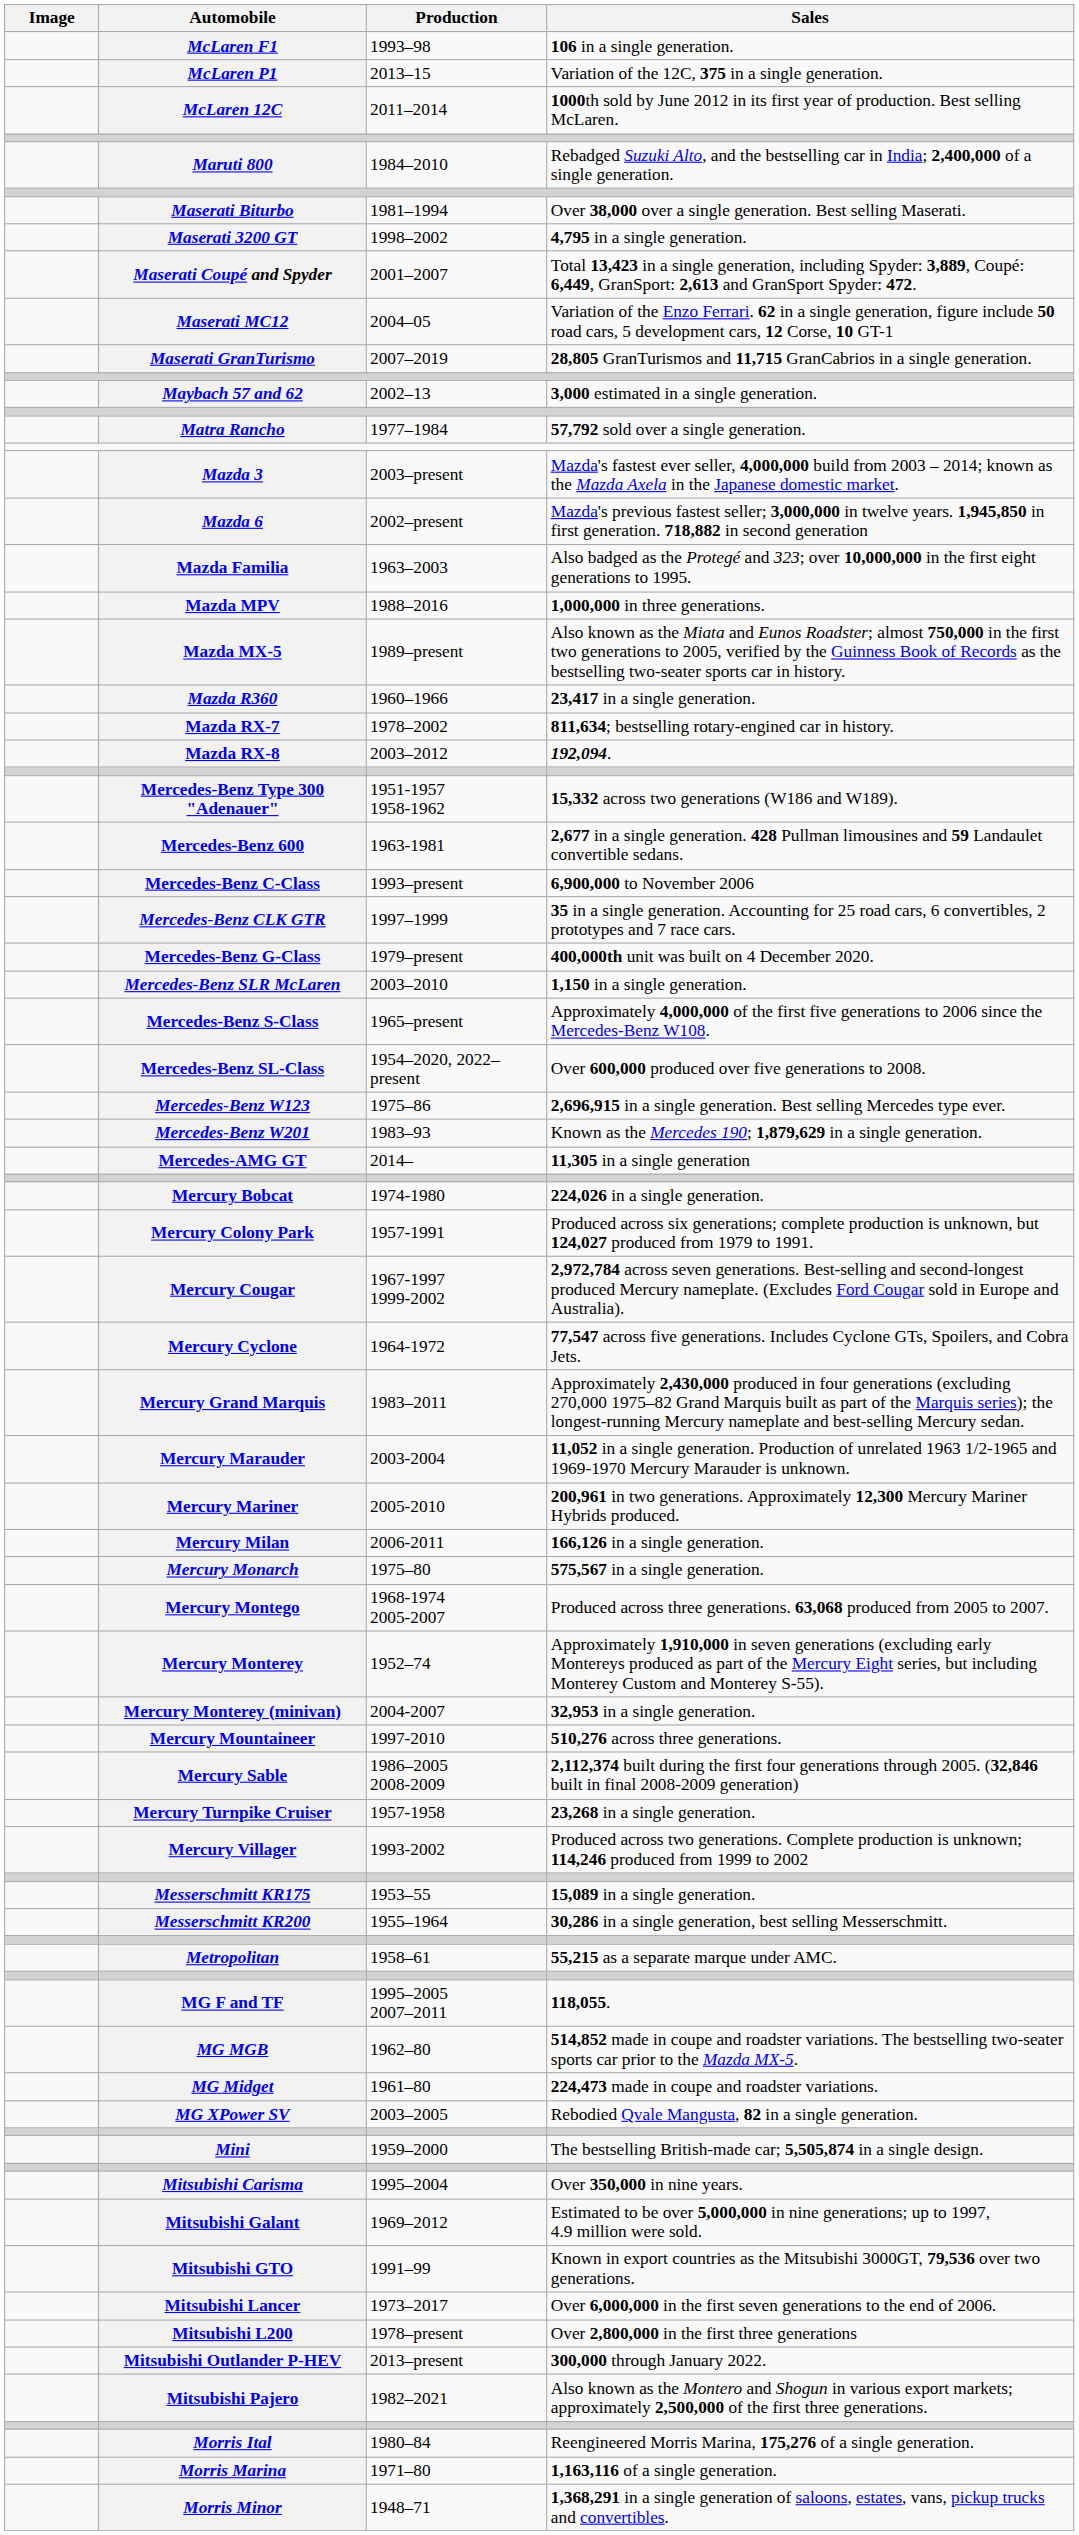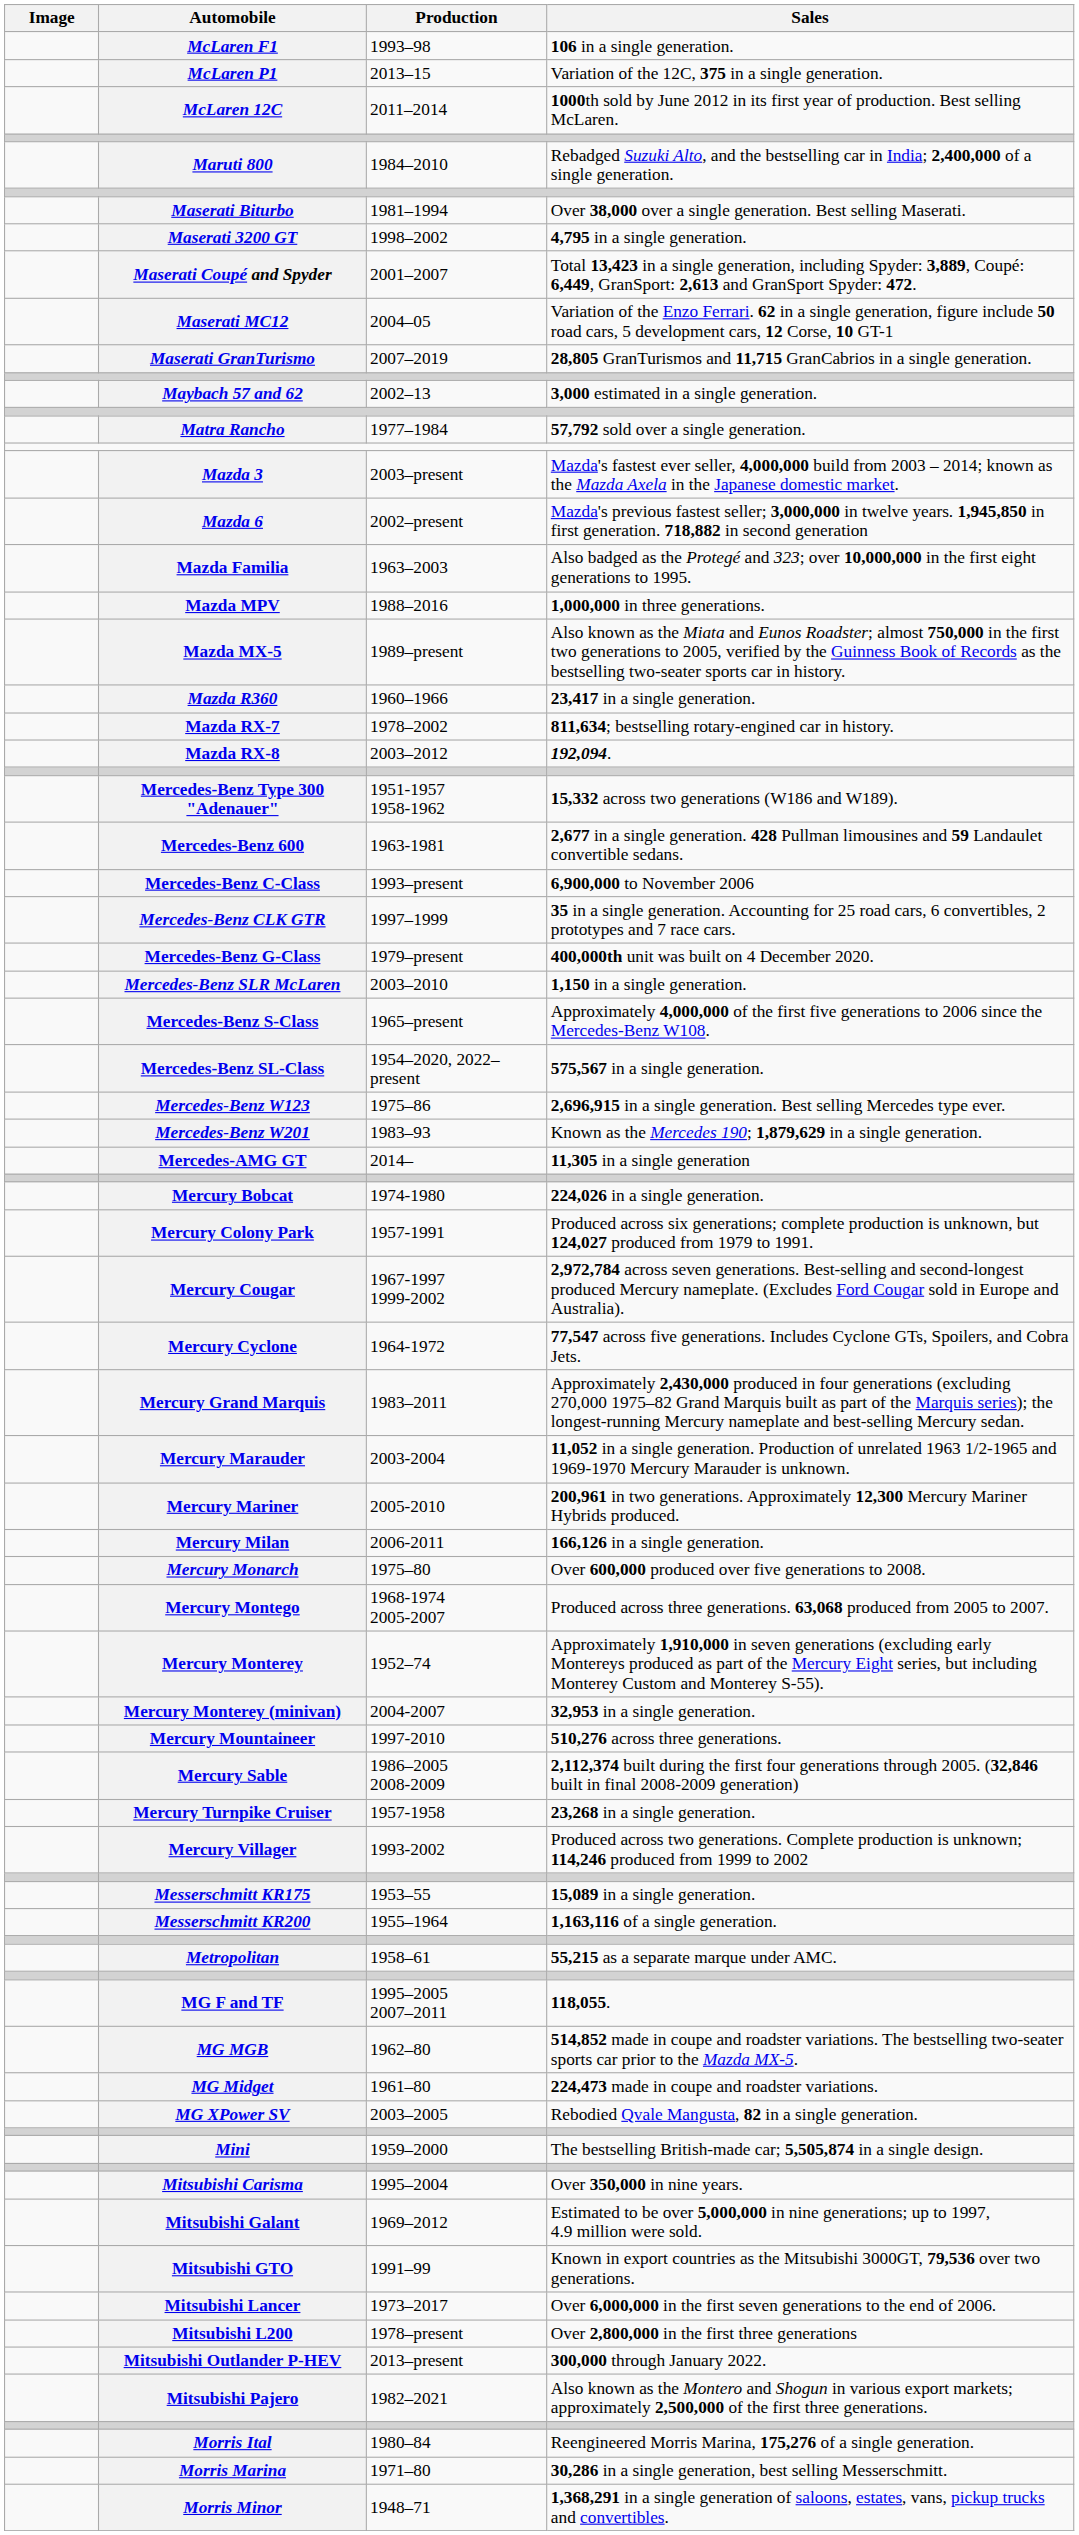(738, 1068) Over 600,000 produced over five generations to 2008. -> (657, 1068) 575,567 in a single generation.
(657, 1570) 575,567 in a single generation. -> (738, 1570) Over 600,000 produced over five generations to 2008.
(749, 1922) 30,286 in a single generation, best selling Messerschmitt. -> (664, 1922) 1,163,116 of a single generation.
(664, 2470) 1,163,116 of a single generation. -> (749, 2470) 30,286 in a single generation, best selling Messerschmitt.
